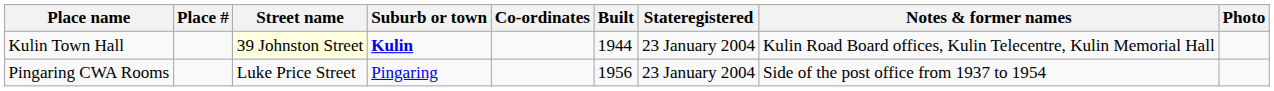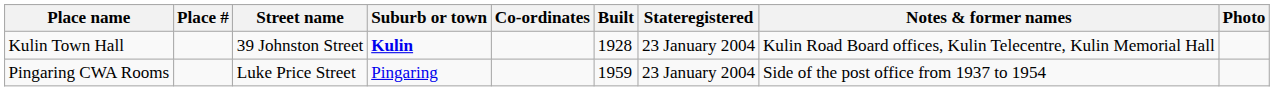(300, 45) lightyellow background -> (300, 45) no background
(615, 45) 1944 -> (615, 45) 1928
(615, 72) 1956 -> (615, 72) 1959
